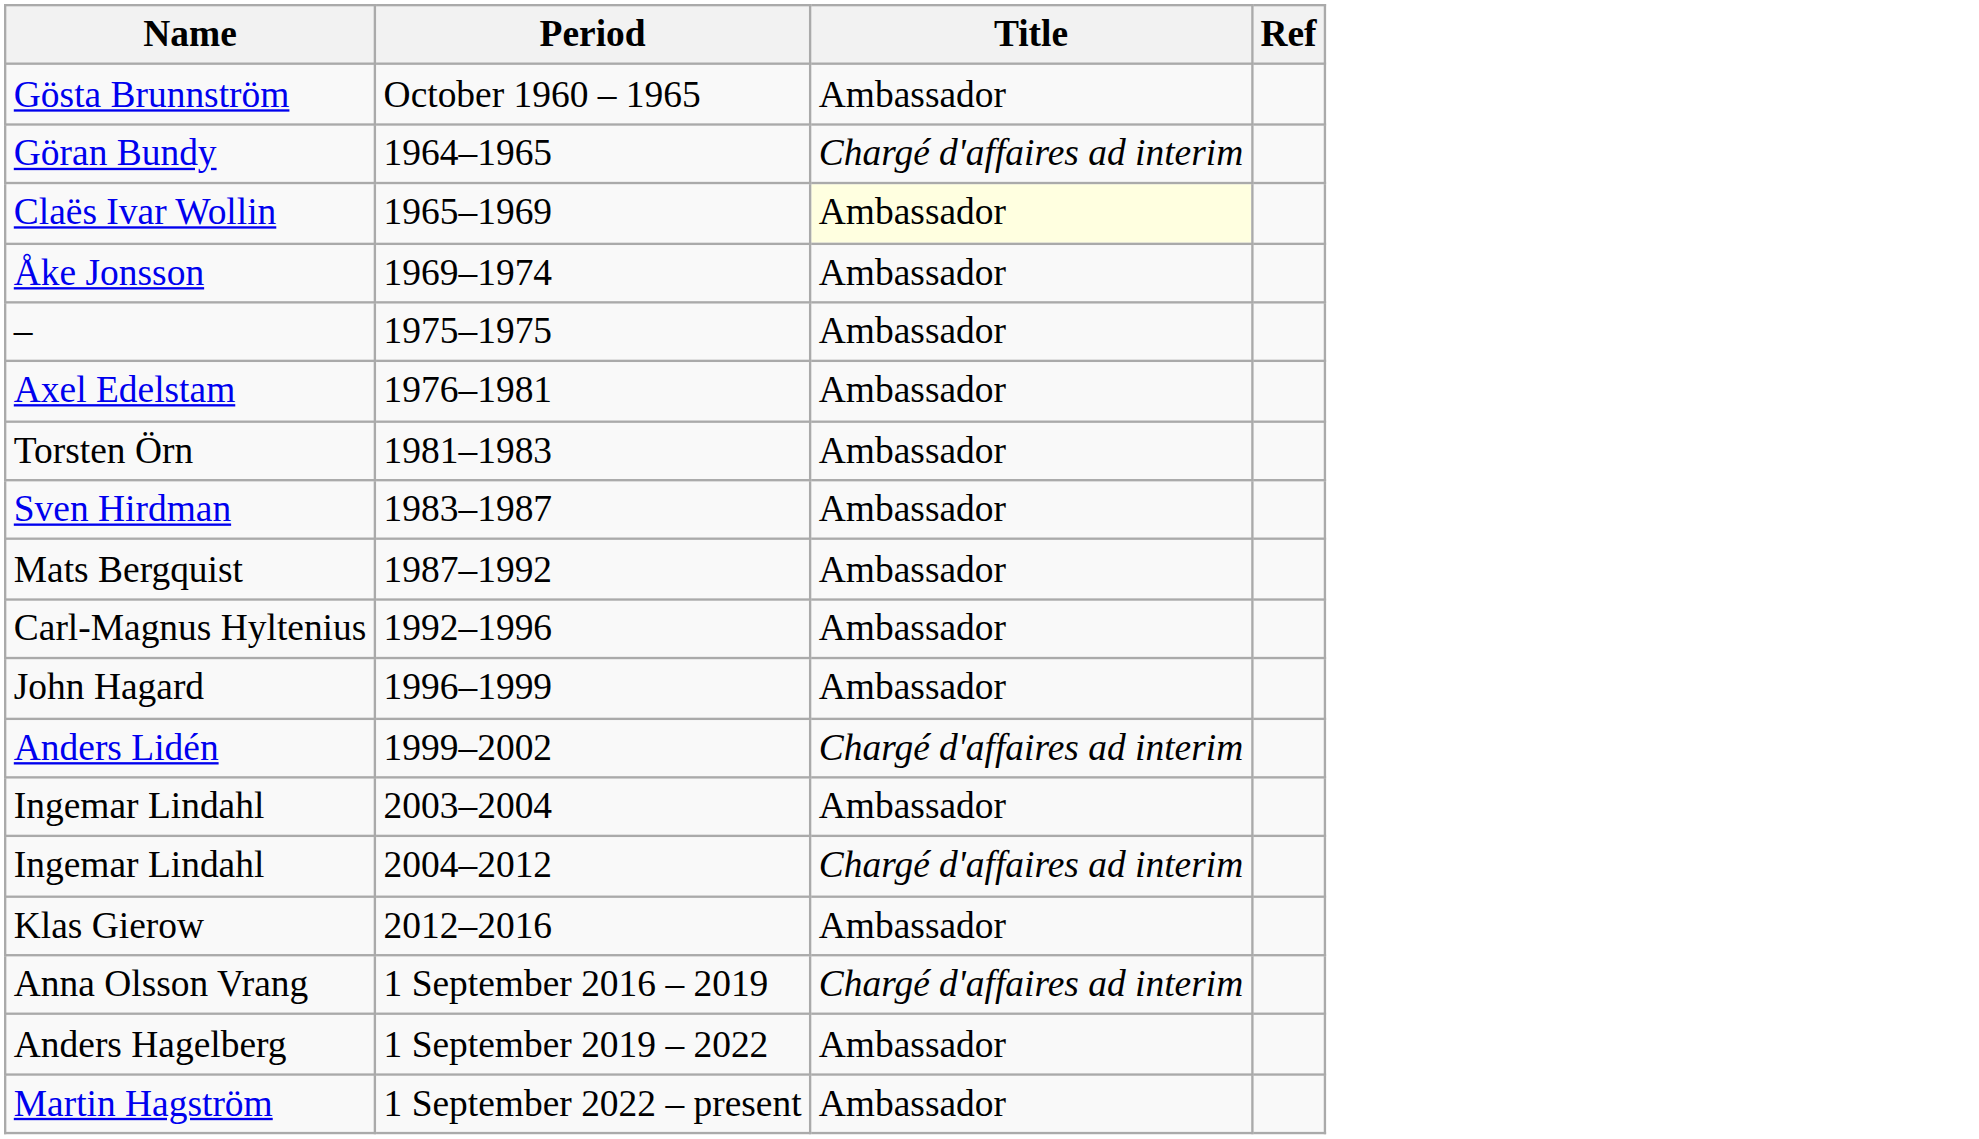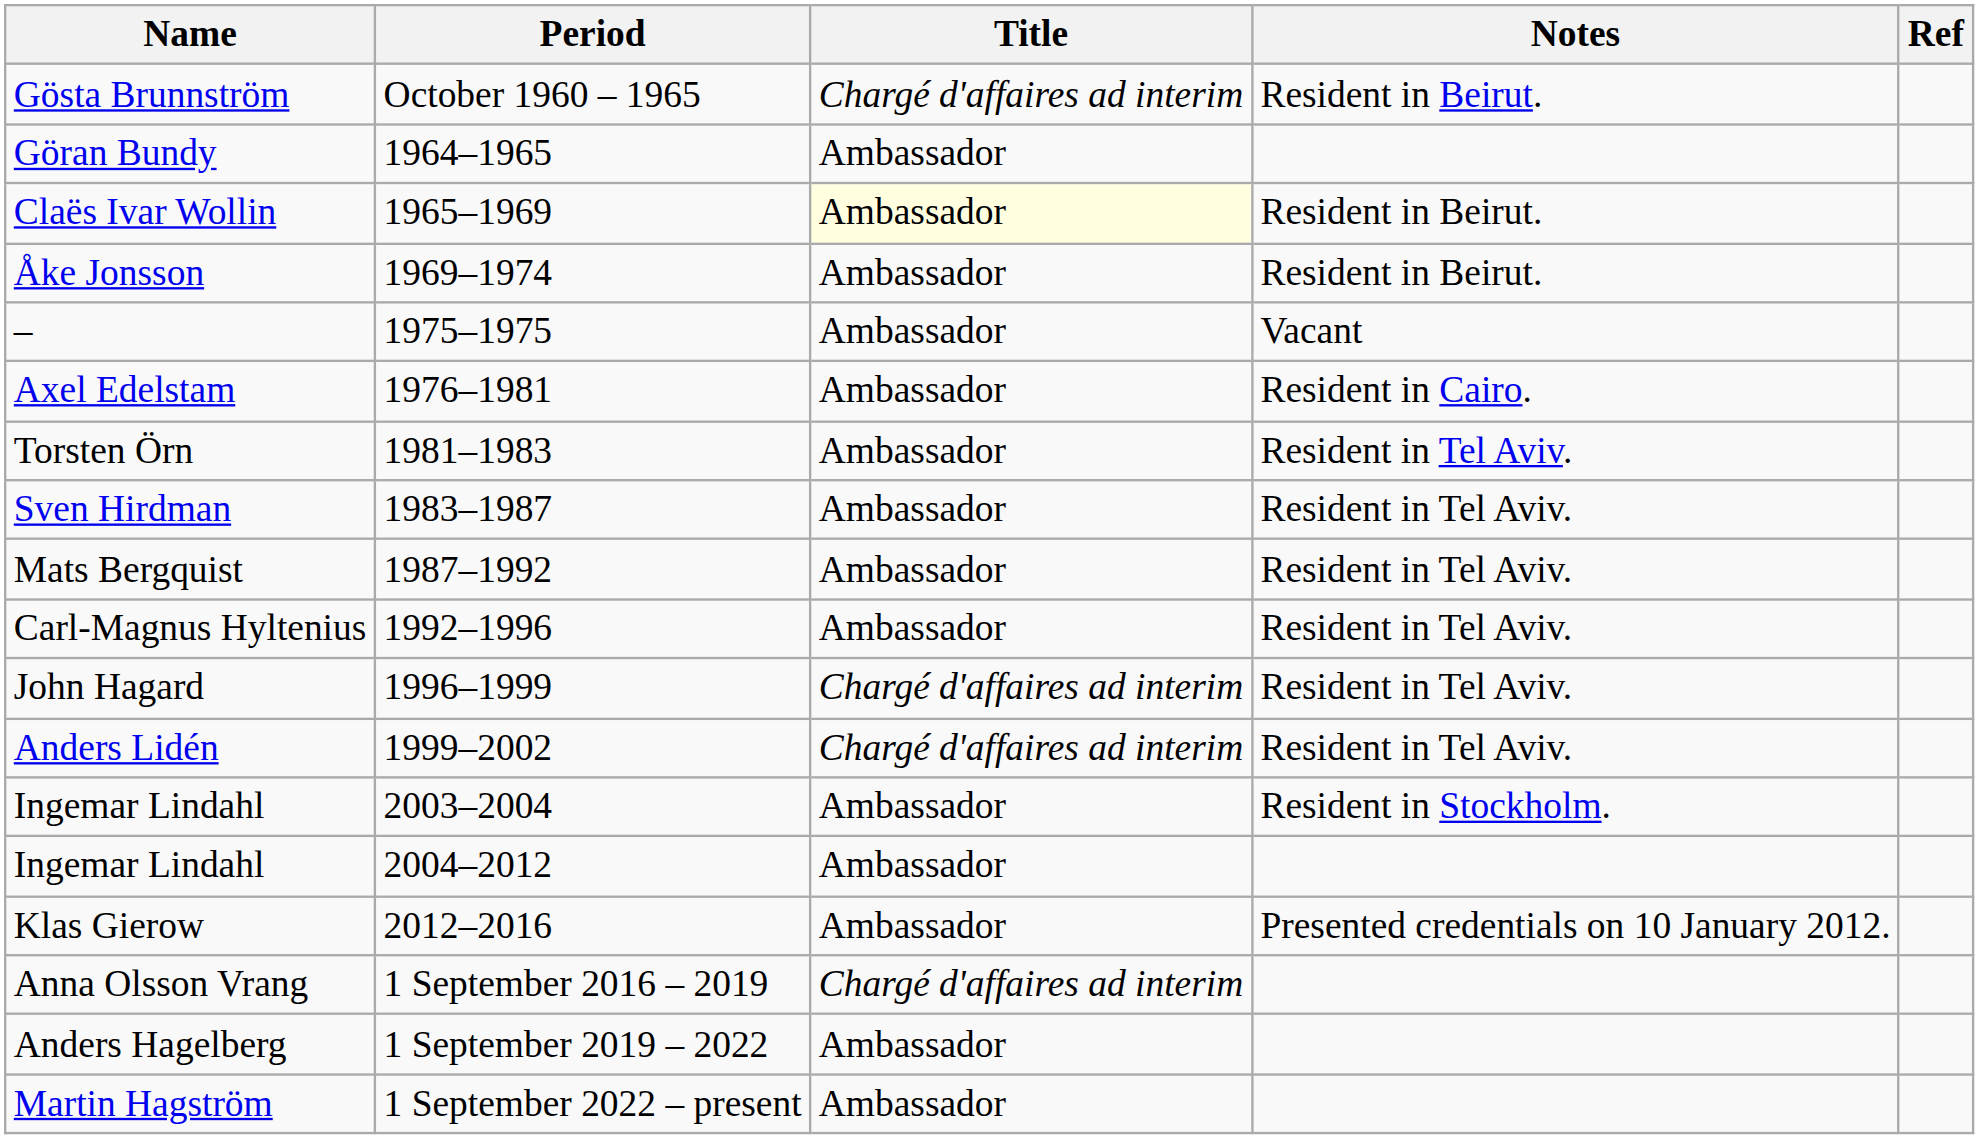+ column: (1575, 34)
(912, 93) Ambassador -> (1031, 93) Chargé d'affaires ad interim
(1031, 152) Chargé d'affaires ad interim -> (912, 152) Ambassador
(912, 687) Ambassador -> (1031, 687) Chargé d'affaires ad interim
(1031, 865) Chargé d'affaires ad interim -> (912, 865) Ambassador
